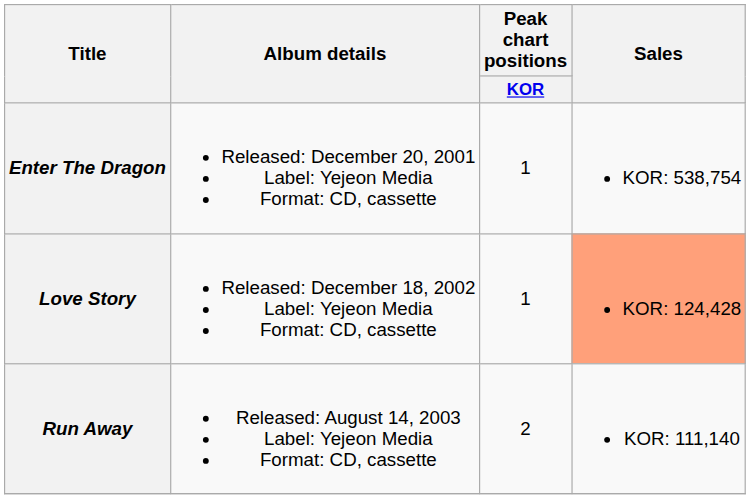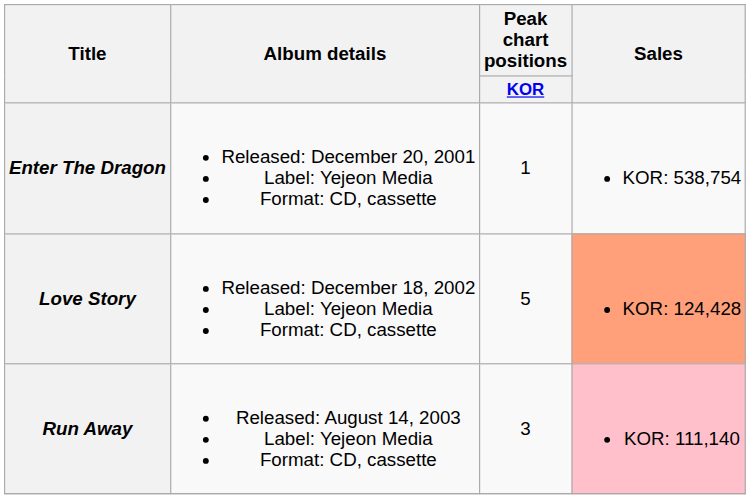(526, 298) 1 -> (526, 298) 5
(526, 428) 2 -> (526, 428) 3
(658, 439) no background -> (658, 439) pink background
